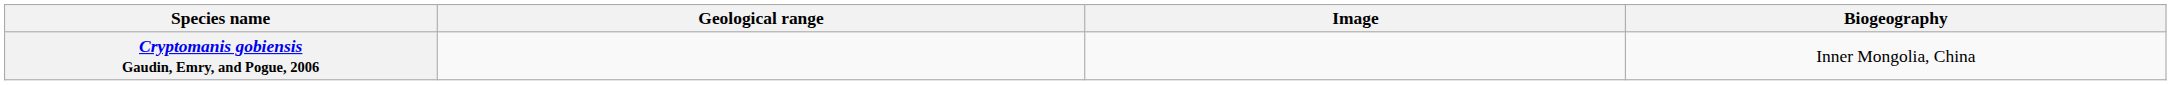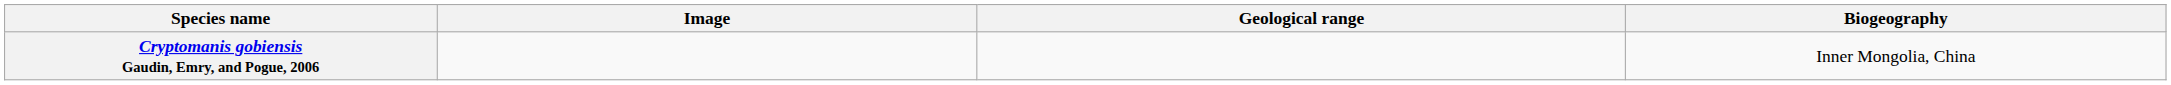columns swapped: (1355, 18) <-> (761, 18)
